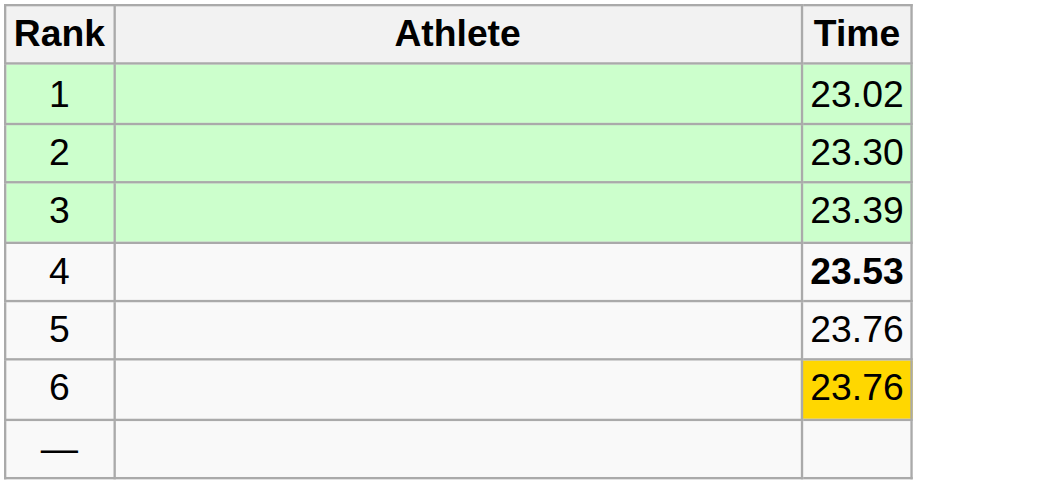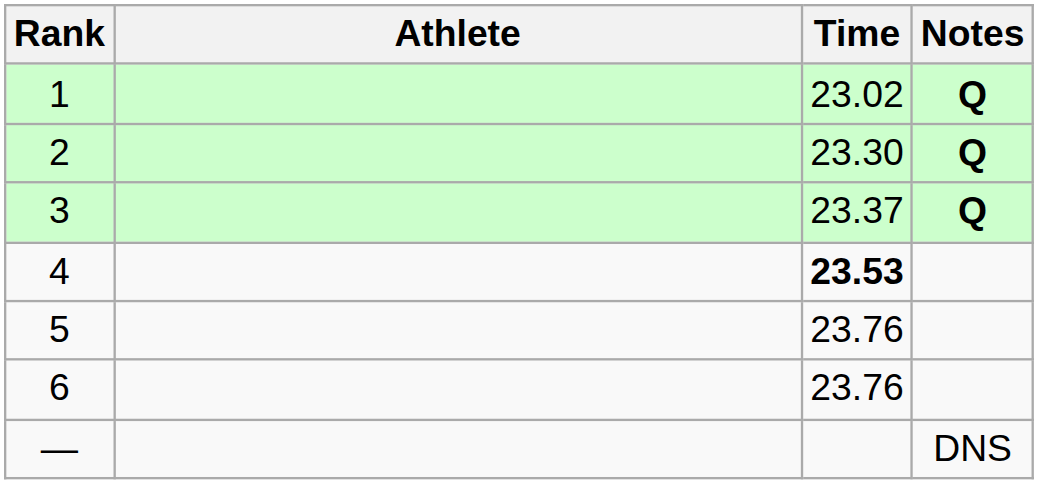+ column: (973, 34)
(857, 211) 23.39 -> (857, 211) 23.37
(857, 388) gold background -> (857, 388) no background
